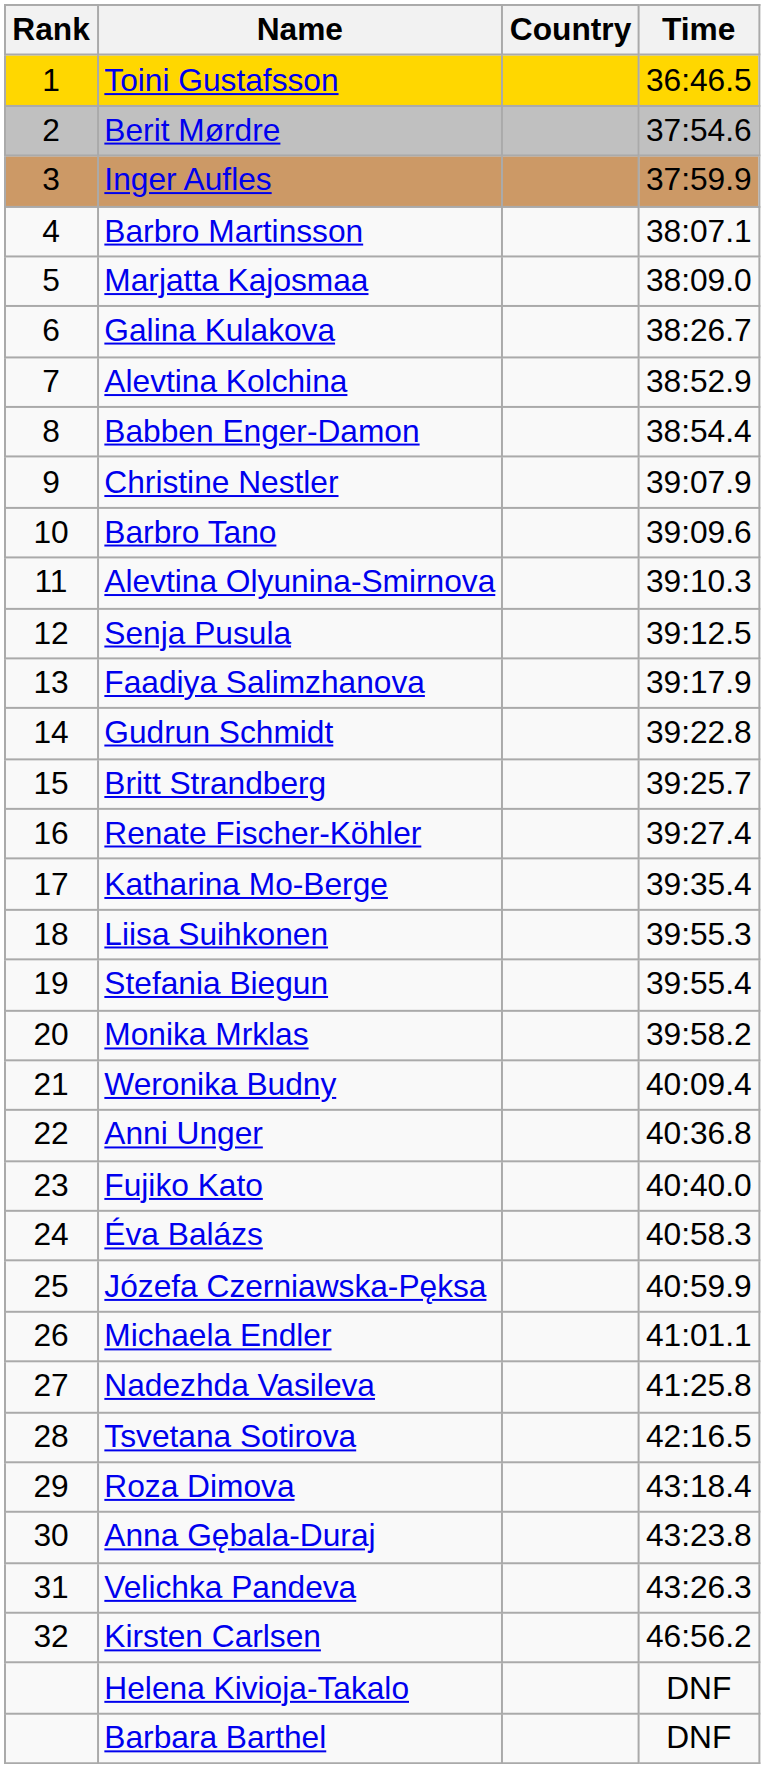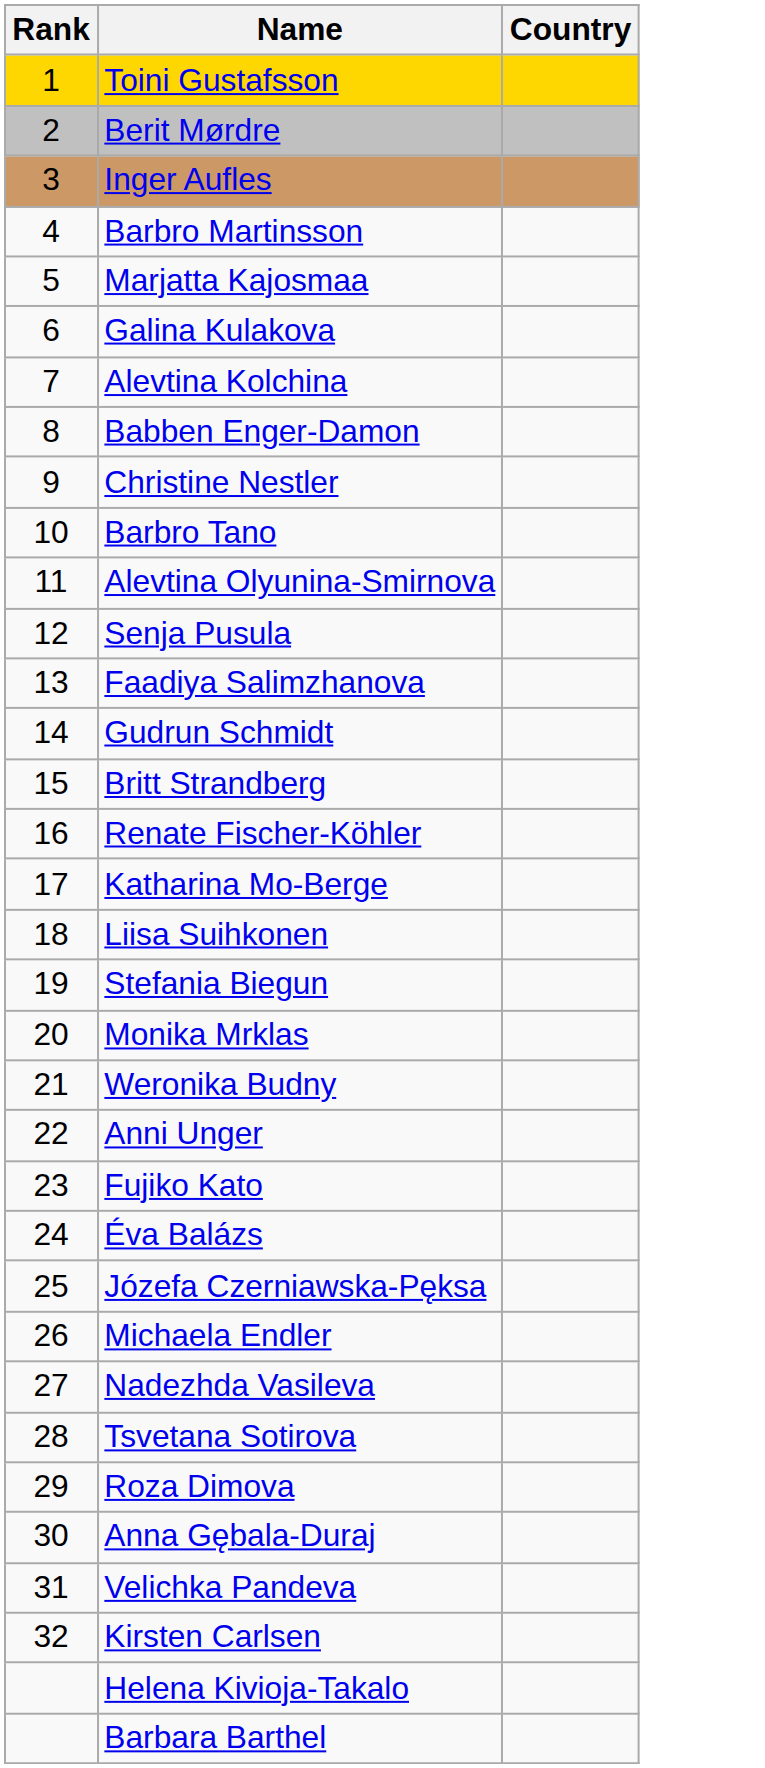- column: (699, 29)
